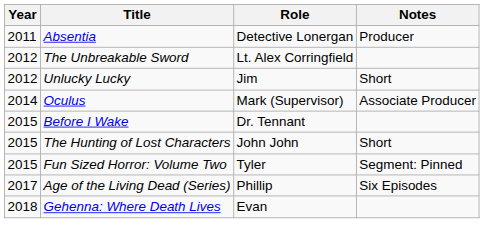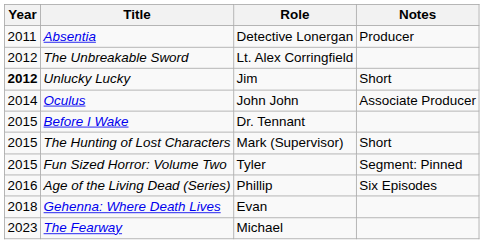(22, 79) normal -> (22, 79) bold
(290, 100) Mark (Supervisor) -> (268, 100) John John
(268, 143) John John -> (290, 143) Mark (Supervisor)
(22, 185) 2017 -> (22, 185) 2016
+ row: (83, 228)
